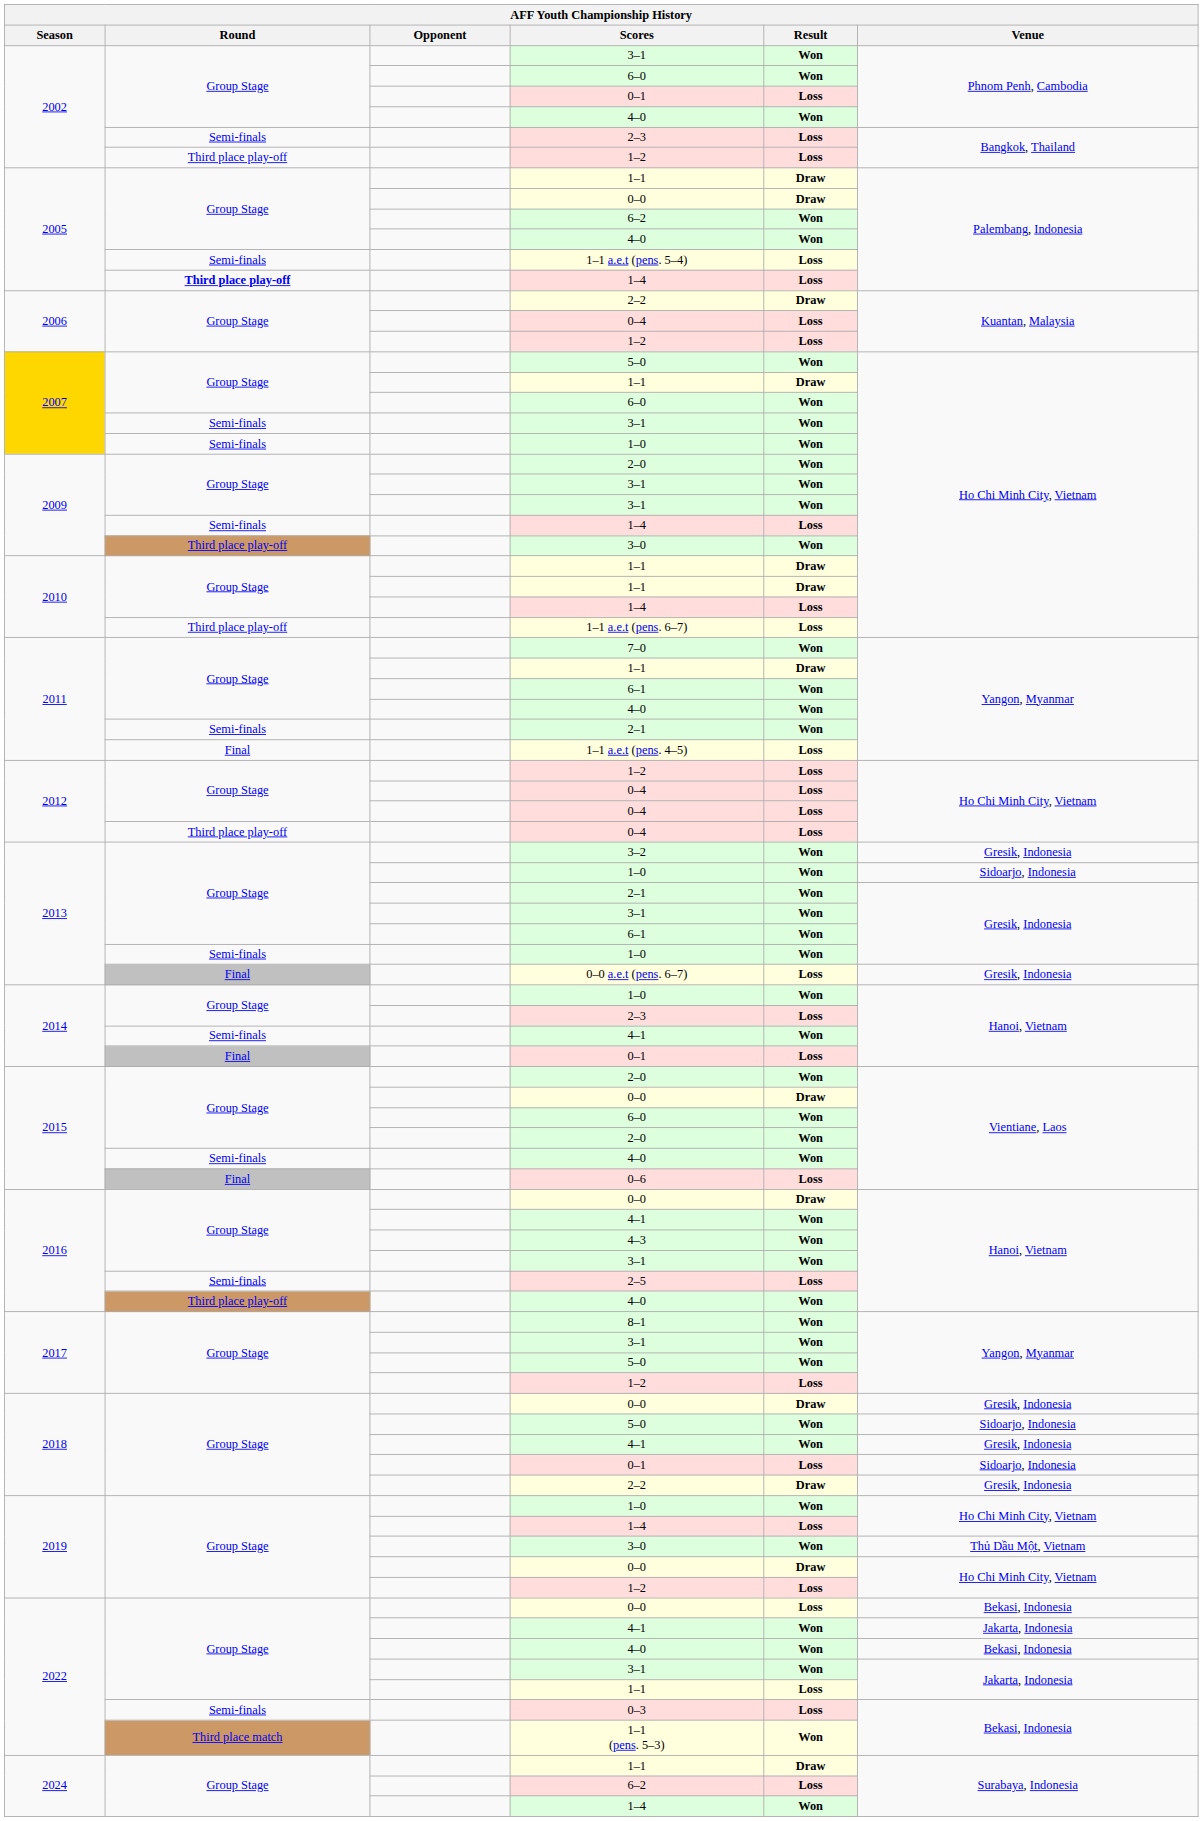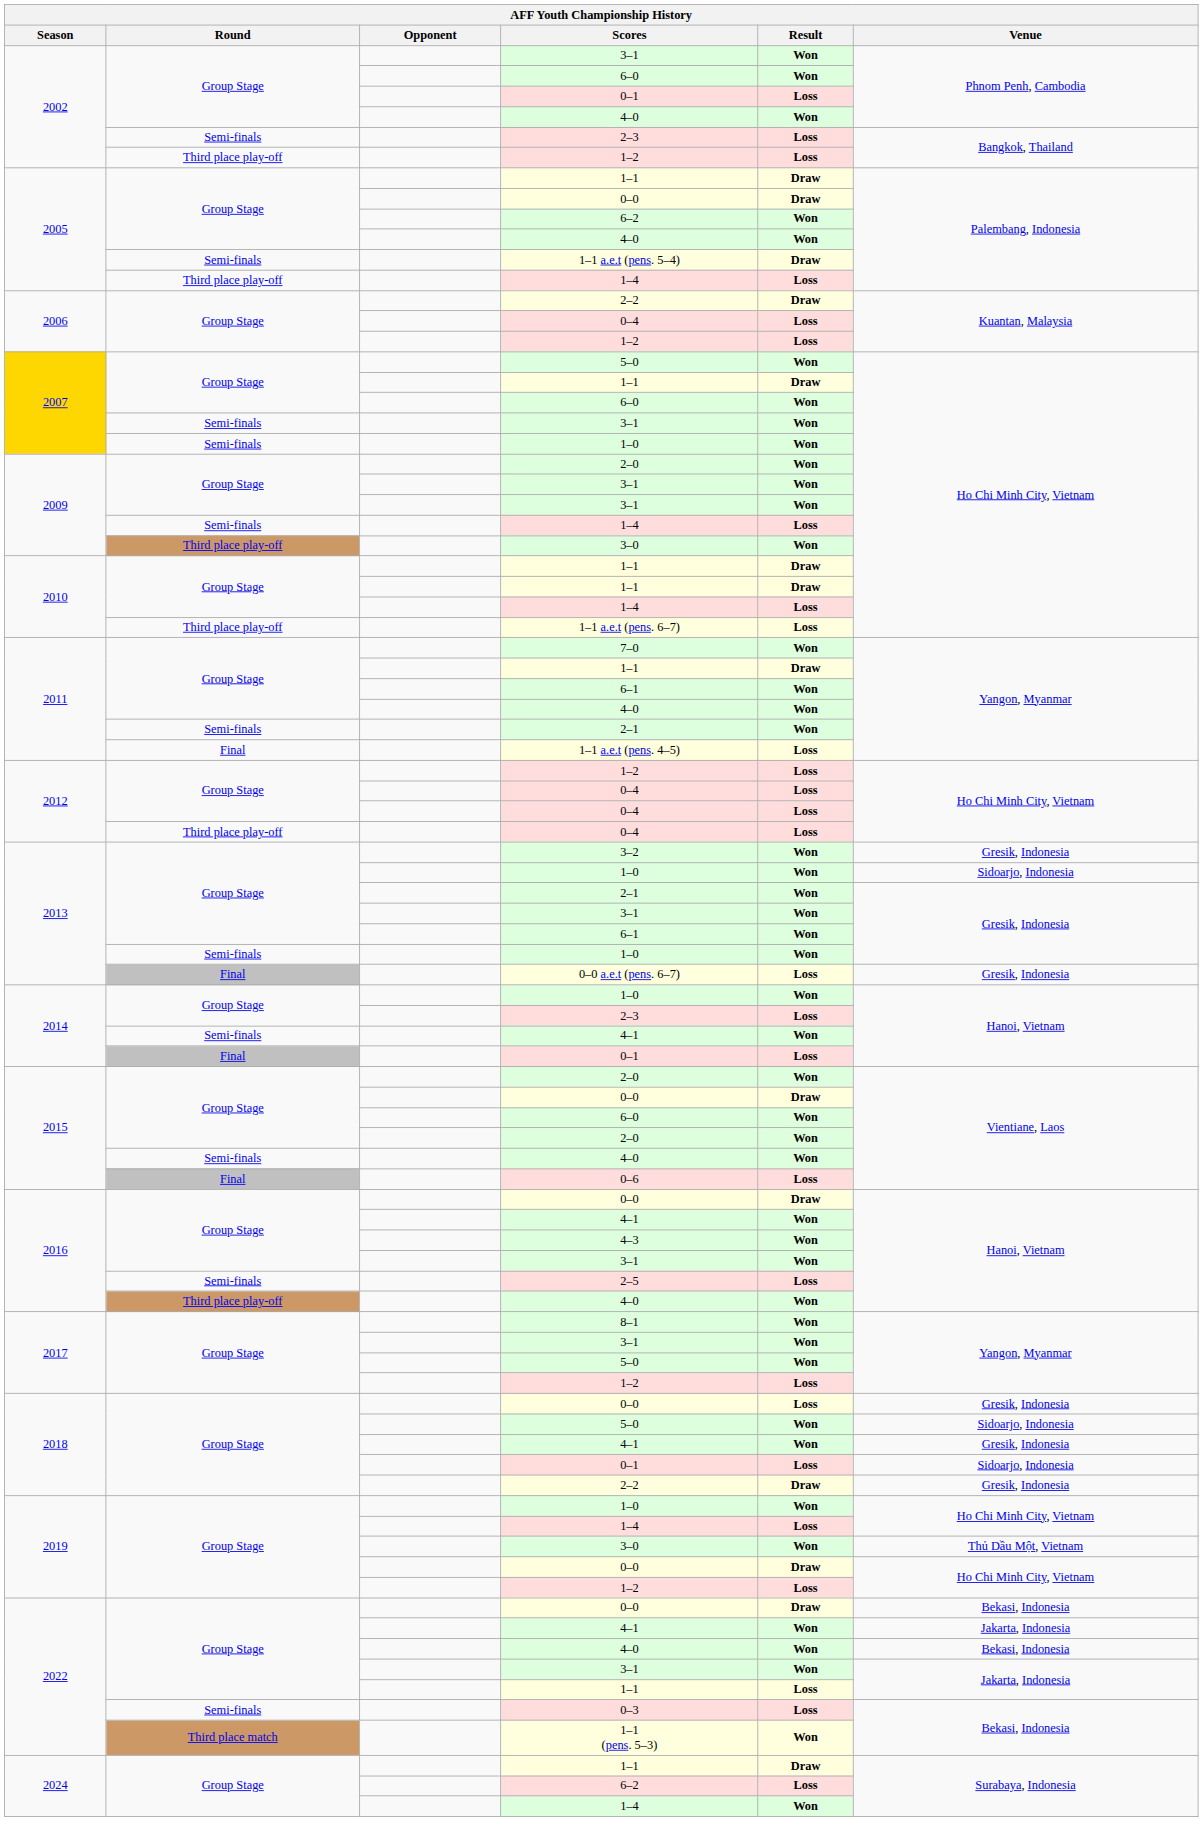(811, 260) Loss -> (806, 260) Draw
(237, 280) bold -> (233, 280) normal
(811, 1404) Draw -> (806, 1404) Loss
(811, 1608) Loss -> (806, 1608) Draw
